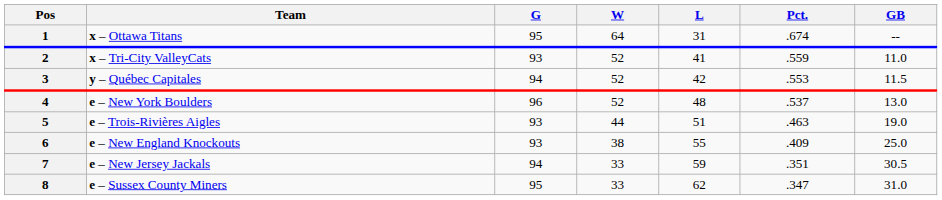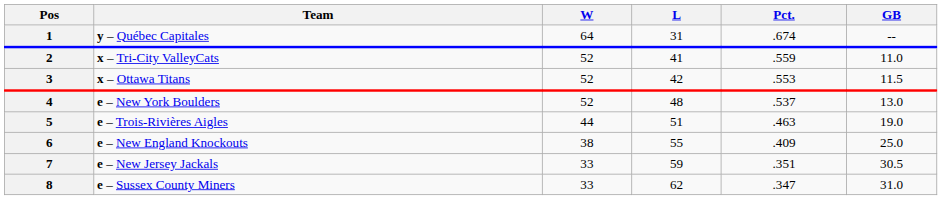- column: (536, 14)
(136, 35) x – Ottawa Titans -> (153, 35) y – Québec Capitales
(145, 78) y – Québec Capitales -> (144, 78) x – Ottawa Titans
